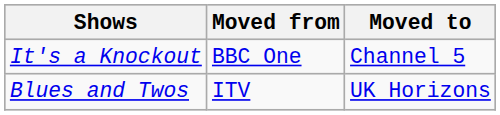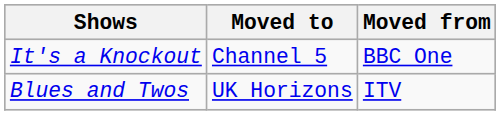columns swapped: (276, 22) <-> (420, 22)
